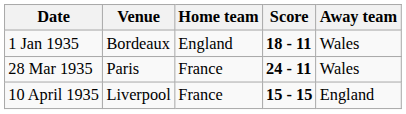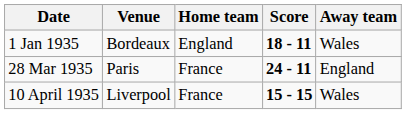(340, 69) Wales -> (347, 69) England
(347, 95) England -> (340, 95) Wales
